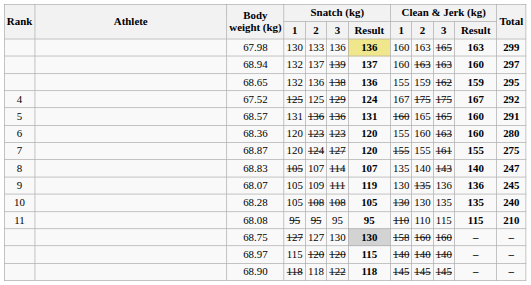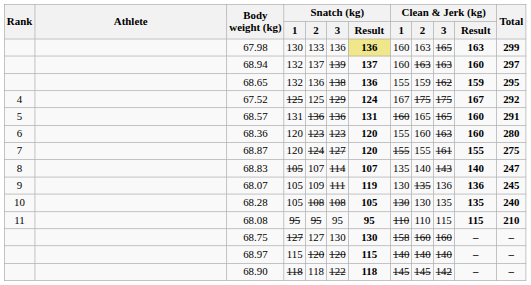(369, 237) lightgrey background -> (369, 237) no background
(444, 271) 145 -> (444, 271) 142
